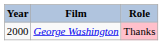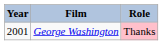(18, 31) 2000 -> (18, 31) 2001
